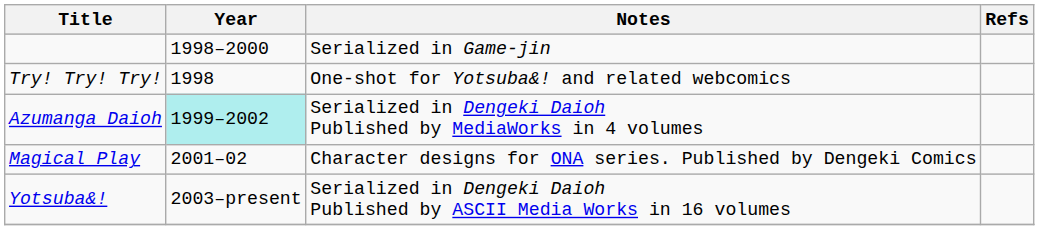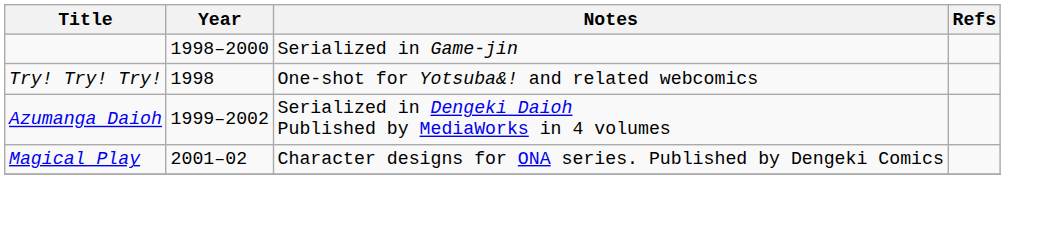(220, 119) paleturquoise background -> (220, 119) no background
- row: (58, 199)
